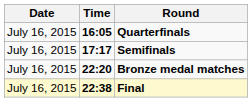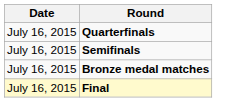- column: (97, 13)
